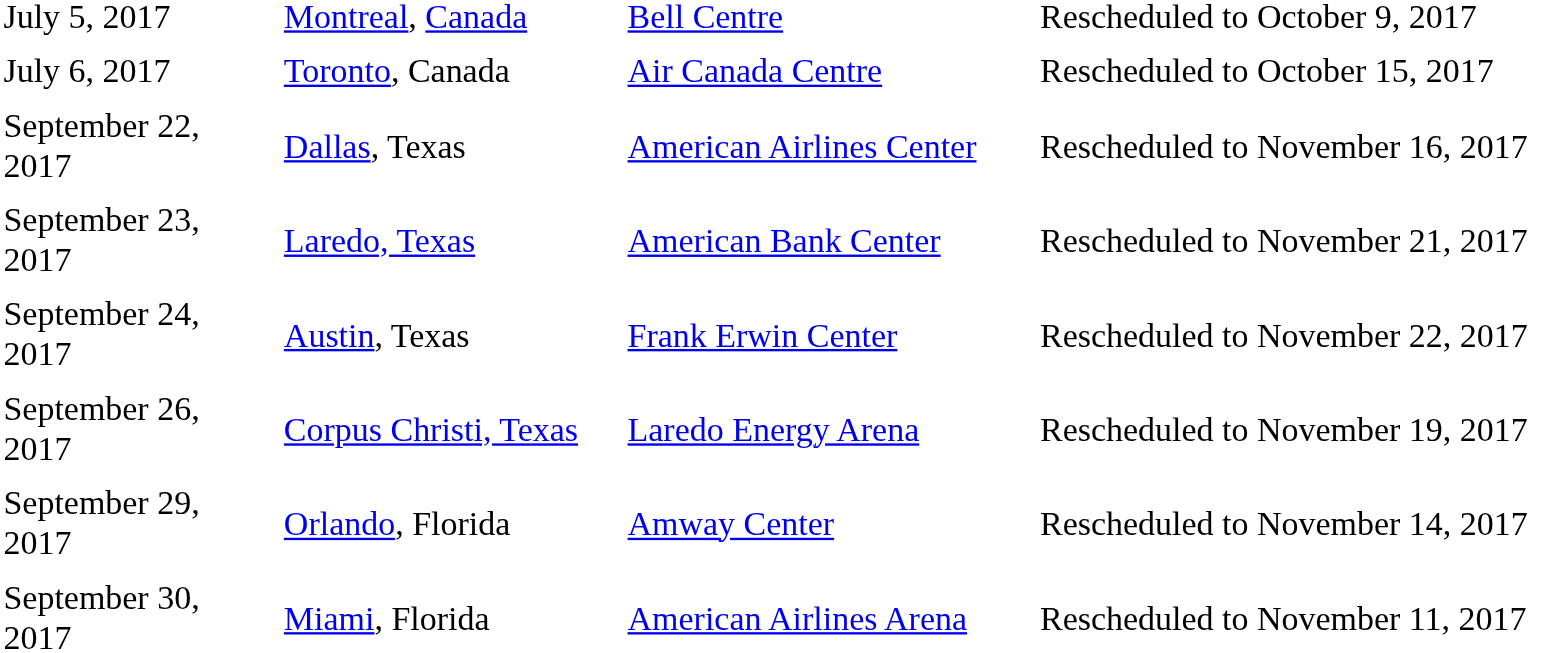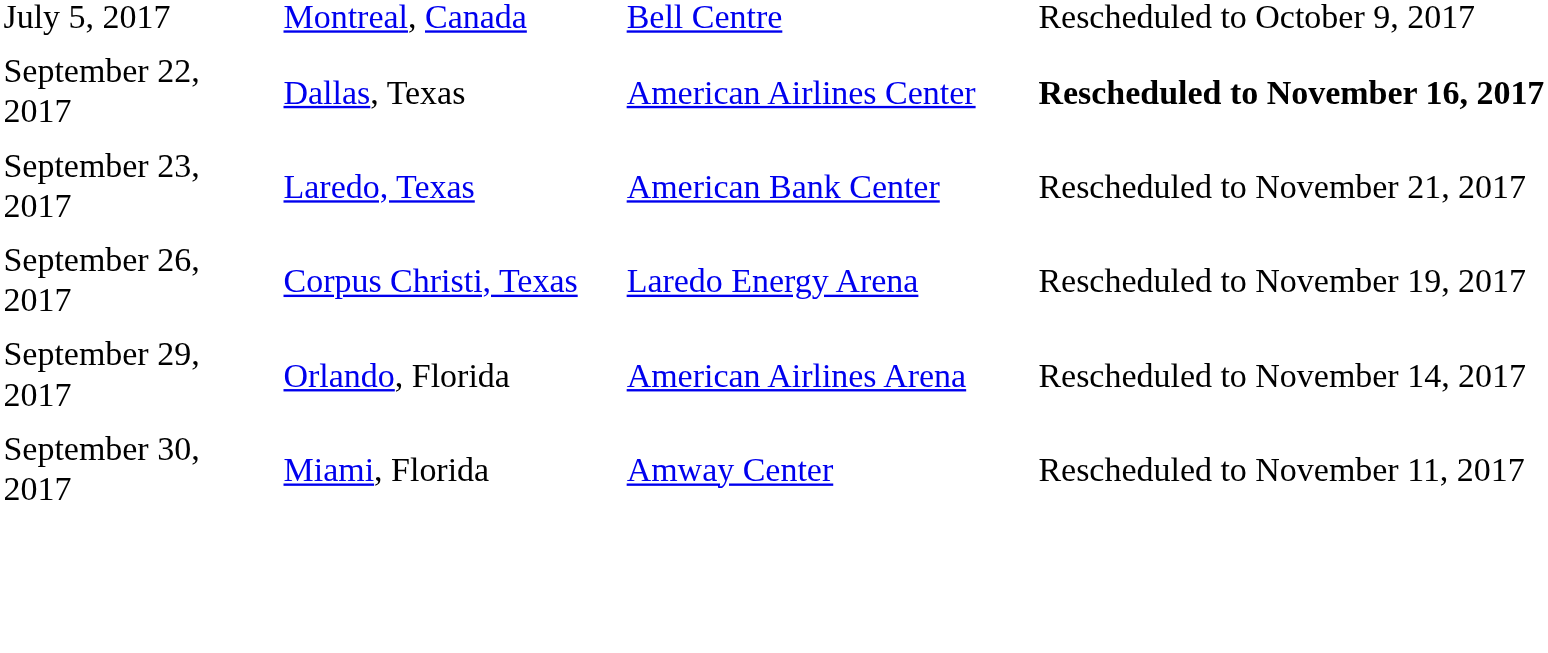- row: (87, 70)
(1284, 145) normal -> (1291, 91) bold
- row: (102, 334)
(731, 522) Amway Center -> (796, 374) American Airlines Arena
(797, 617) American Airlines Arena -> (730, 468) Amway Center
